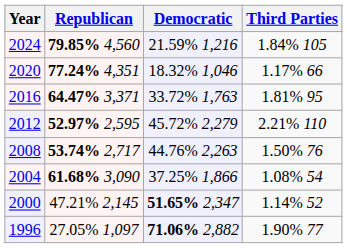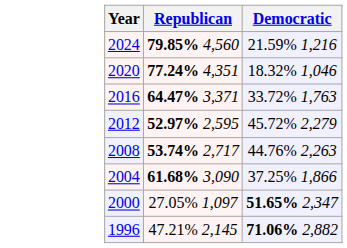- column: (292, 18)
(94, 202) 47.21% 2,145 -> (193, 202) 27.05% 1,097
(94, 229) 27.05% 1,097 -> (193, 229) 47.21% 2,145
